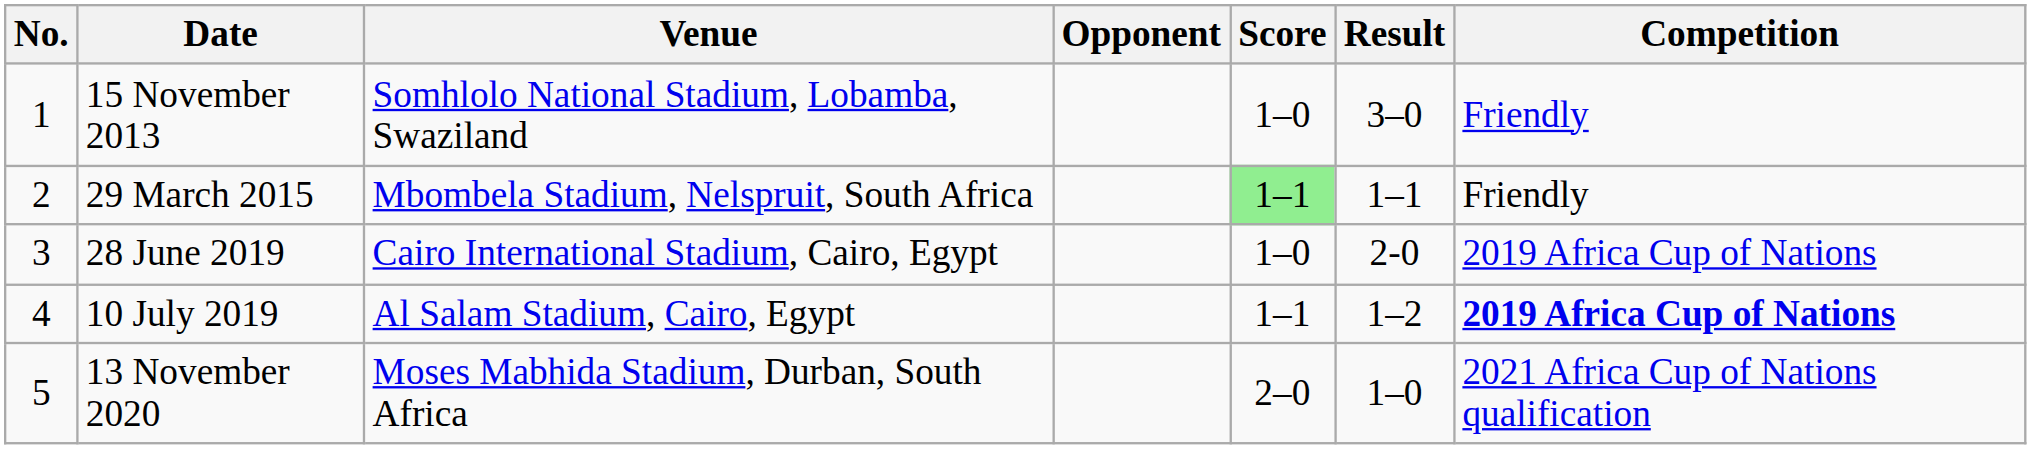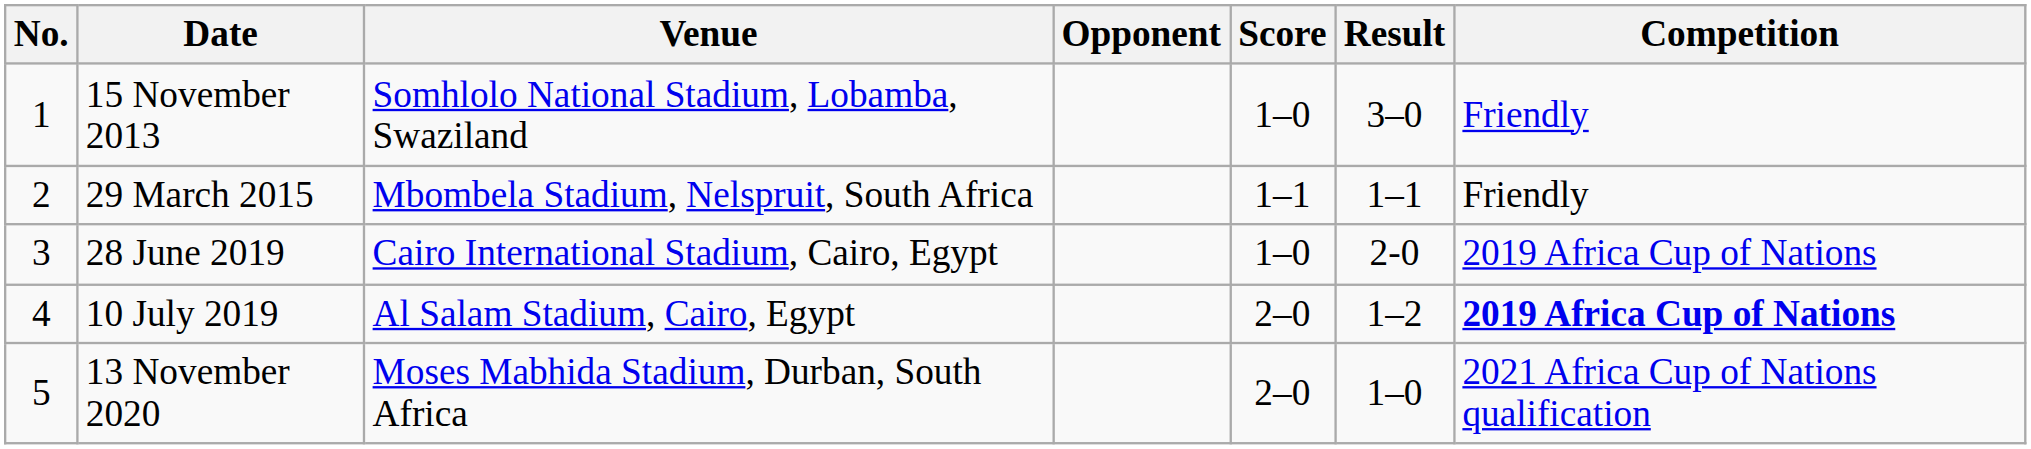(1282, 194) lightgreen background -> (1282, 194) no background
(1282, 312) 1–1 -> (1282, 312) 2–0
